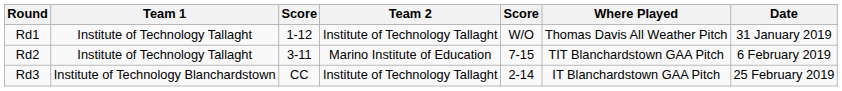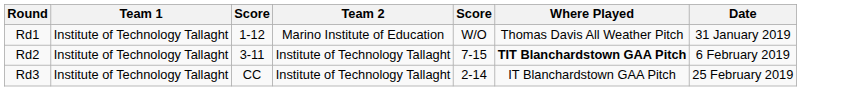(410, 34) Institute of Technology Tallaght -> (363, 34) Marino Institute of Education
(410, 55) Marino Institute of Education -> (363, 55) Institute of Technology Tallaght
(636, 55) normal -> (592, 55) bold
(165, 75) Institute of Technology Blanchardstown -> (141, 75) Institute of Technology Tallaght
